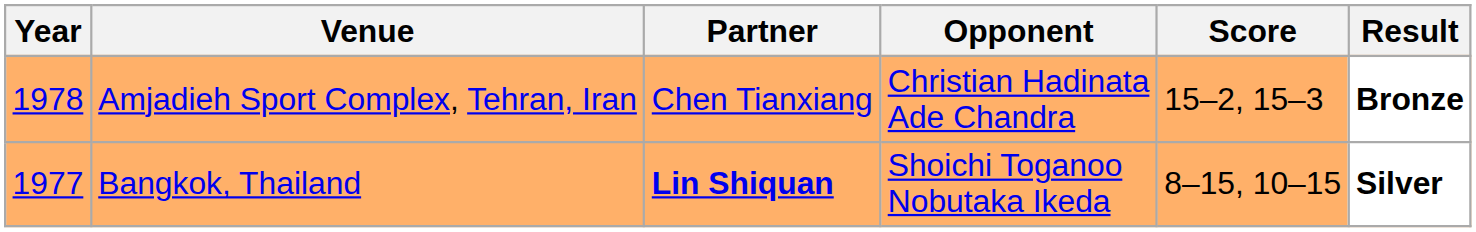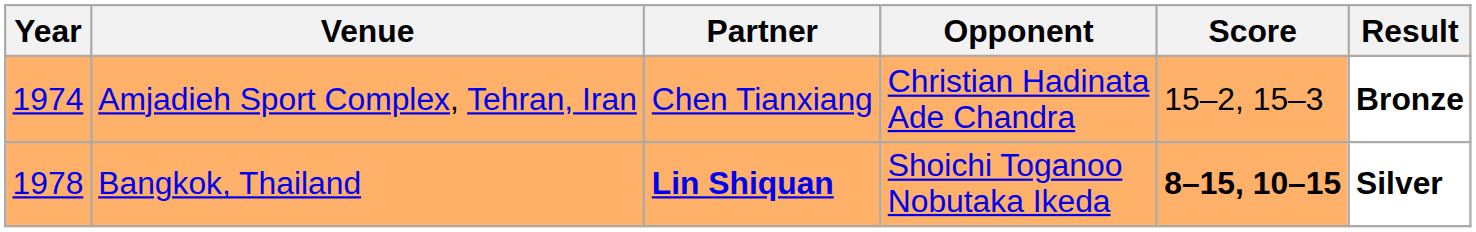(48, 99) 1978 -> (48, 99) 1974
(48, 184) 1977 -> (48, 184) 1978
(1253, 184) normal -> (1253, 184) bold
